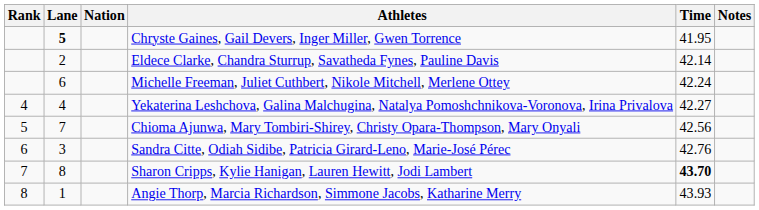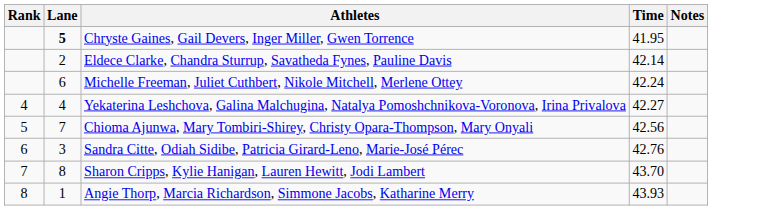- column: (104, 15)
(695, 171) bold -> (648, 171) normal
